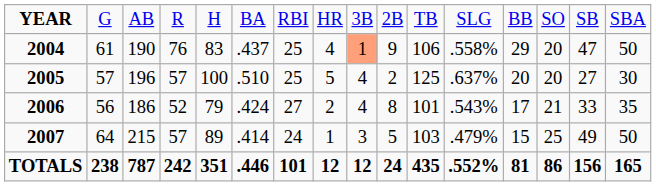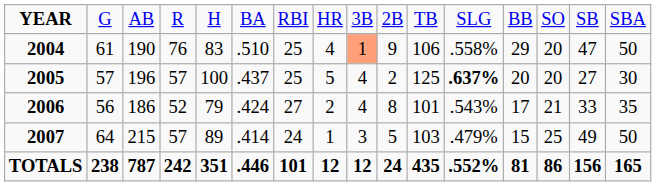(253, 48) .437 -> (253, 48) .510
(253, 78) .510 -> (253, 78) .437
(474, 78) normal -> (474, 78) bold
